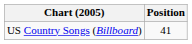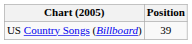(166, 30) 41 -> (166, 30) 39
